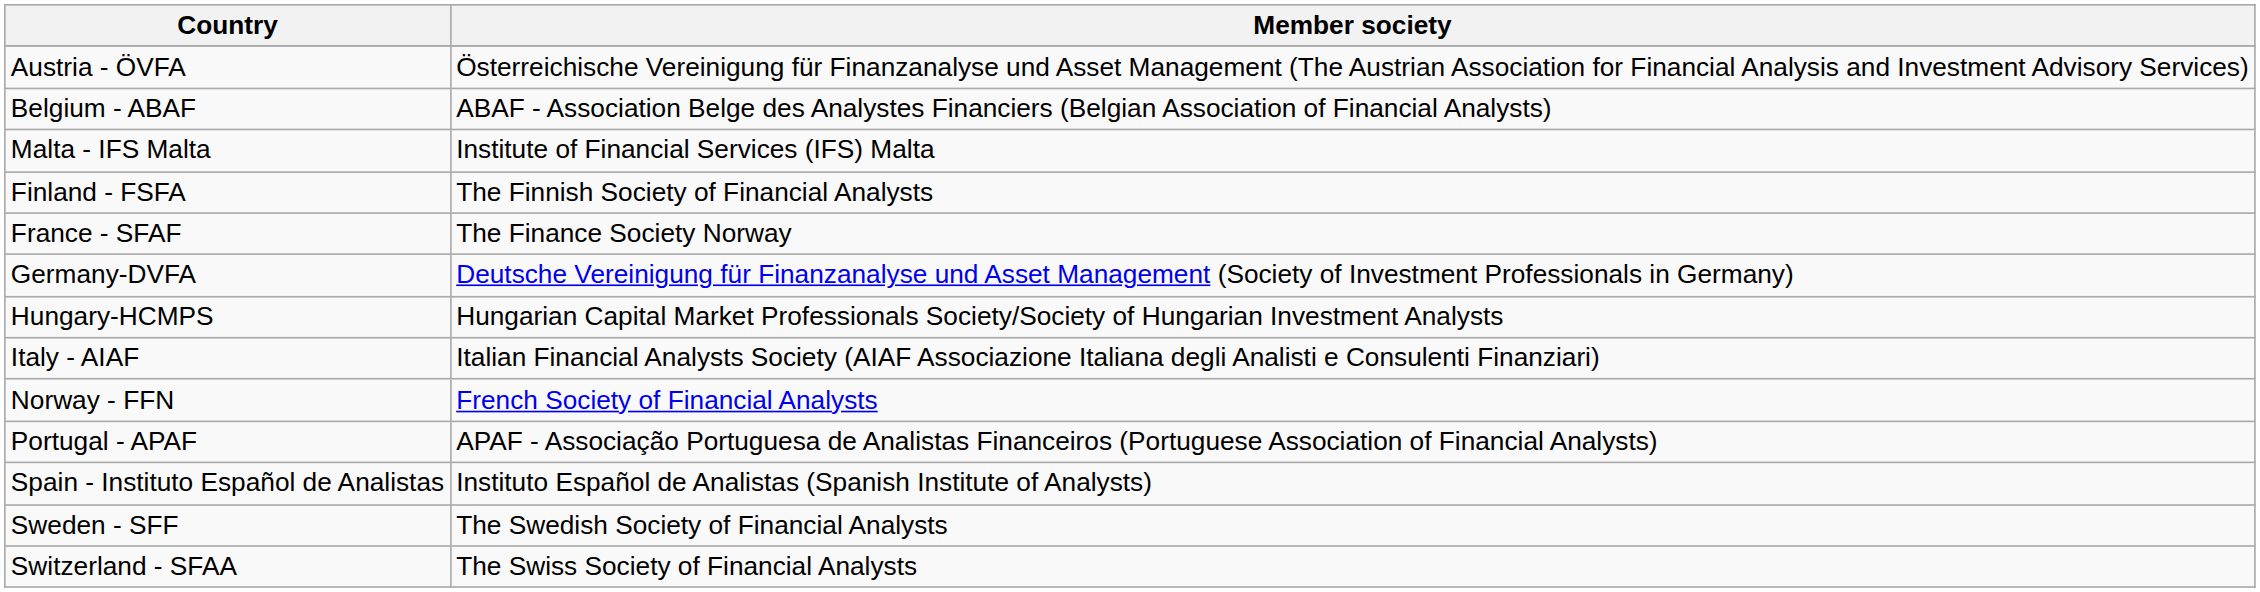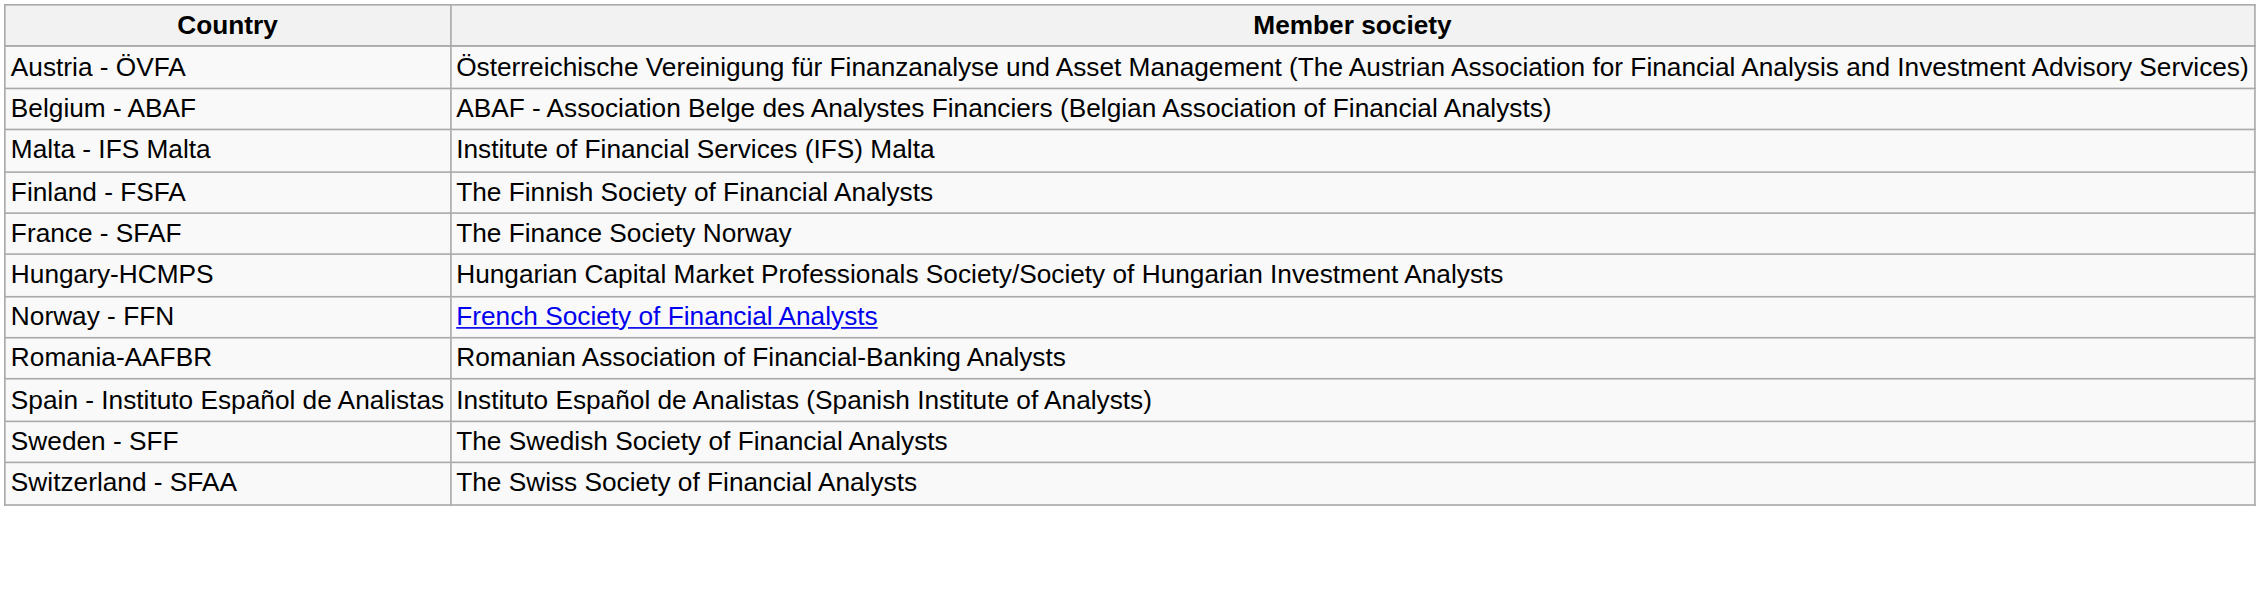- row: (103, 274)
- row: (75, 358)
- row: (104, 441)
+ row: (111, 358)
